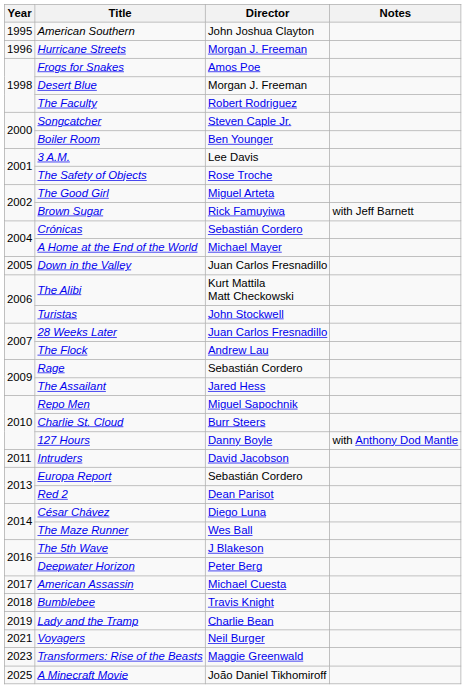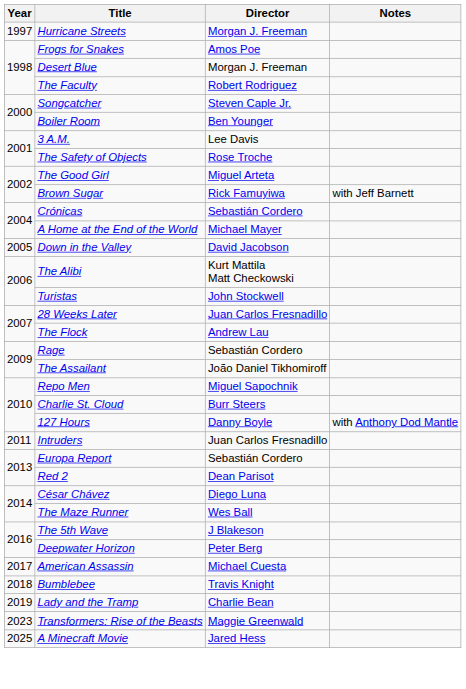- row: (86, 31)
(20, 49) 1996 -> (20, 31) 1997
(268, 265) Juan Carlos Fresnadillo -> (248, 247) David Jacobson
(237, 386) Jared Hess -> (267, 368) João Daniel Tikhomiroff
(248, 458) David Jacobson -> (268, 440) Juan Carlos Fresnadillo
- row: (61, 638)
(267, 674) João Daniel Tikhomiroff -> (237, 638) Jared Hess
